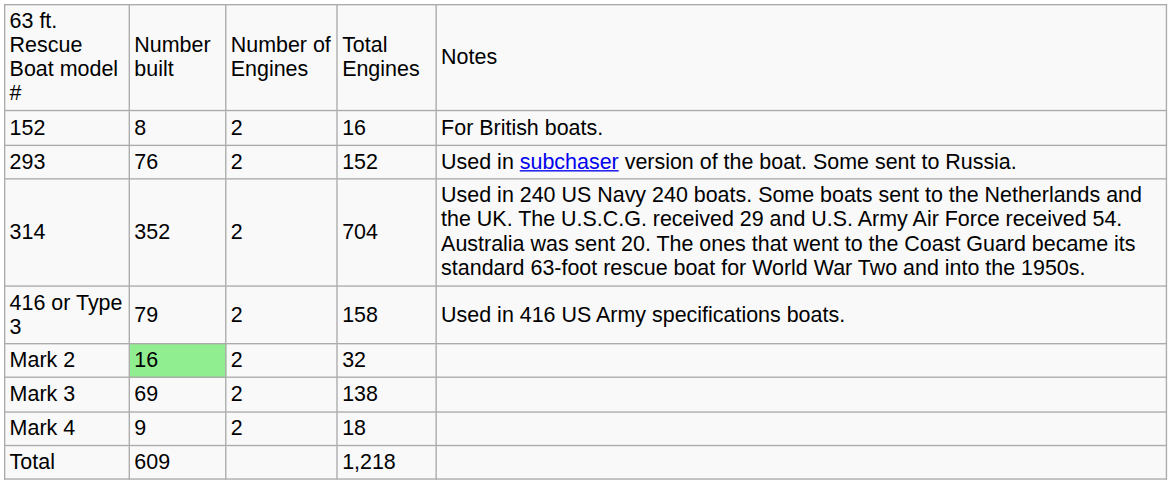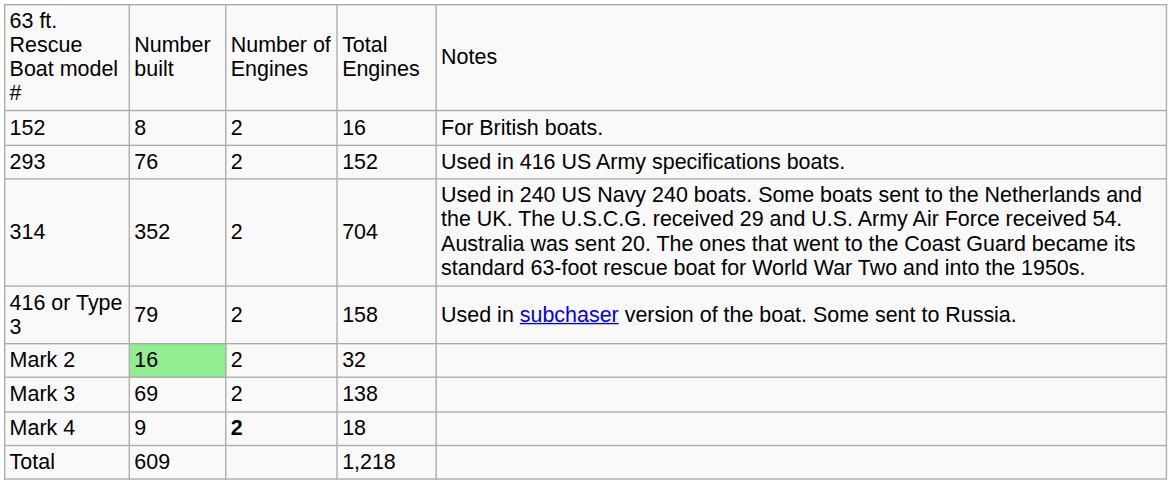(729, 161) Used in subchaser version of the boat. Some sent to Russia. -> (643, 161) Used in 416 US Army specifications boats.
(643, 314) Used in 416 US Army specifications boats. -> (729, 314) Used in subchaser version of the boat. Some sent to Russia.
(237, 428) normal -> (237, 428) bold
